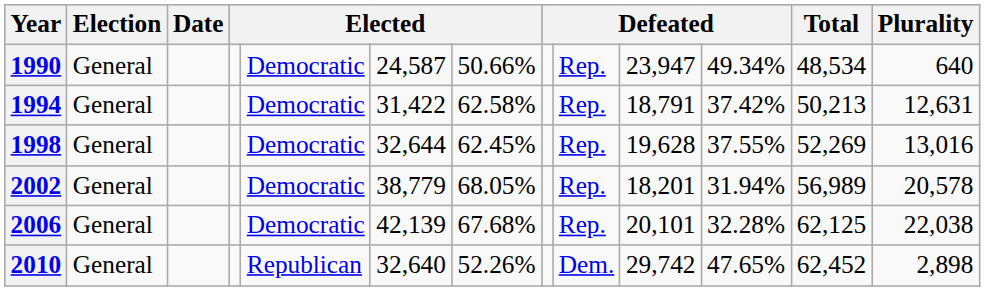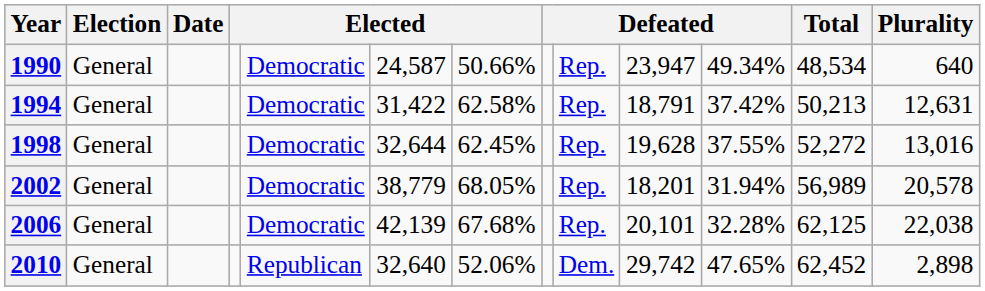(831, 144) 52,269 -> (831, 144) 52,272
(497, 265) 52.26% -> (497, 265) 52.06%
